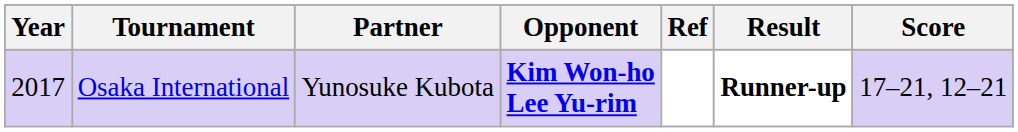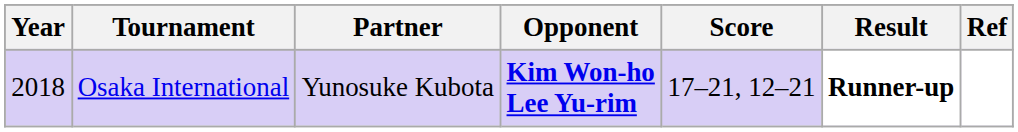columns swapped: (933, 27) <-> (688, 27)
(38, 87) 2017 -> (38, 87) 2018
